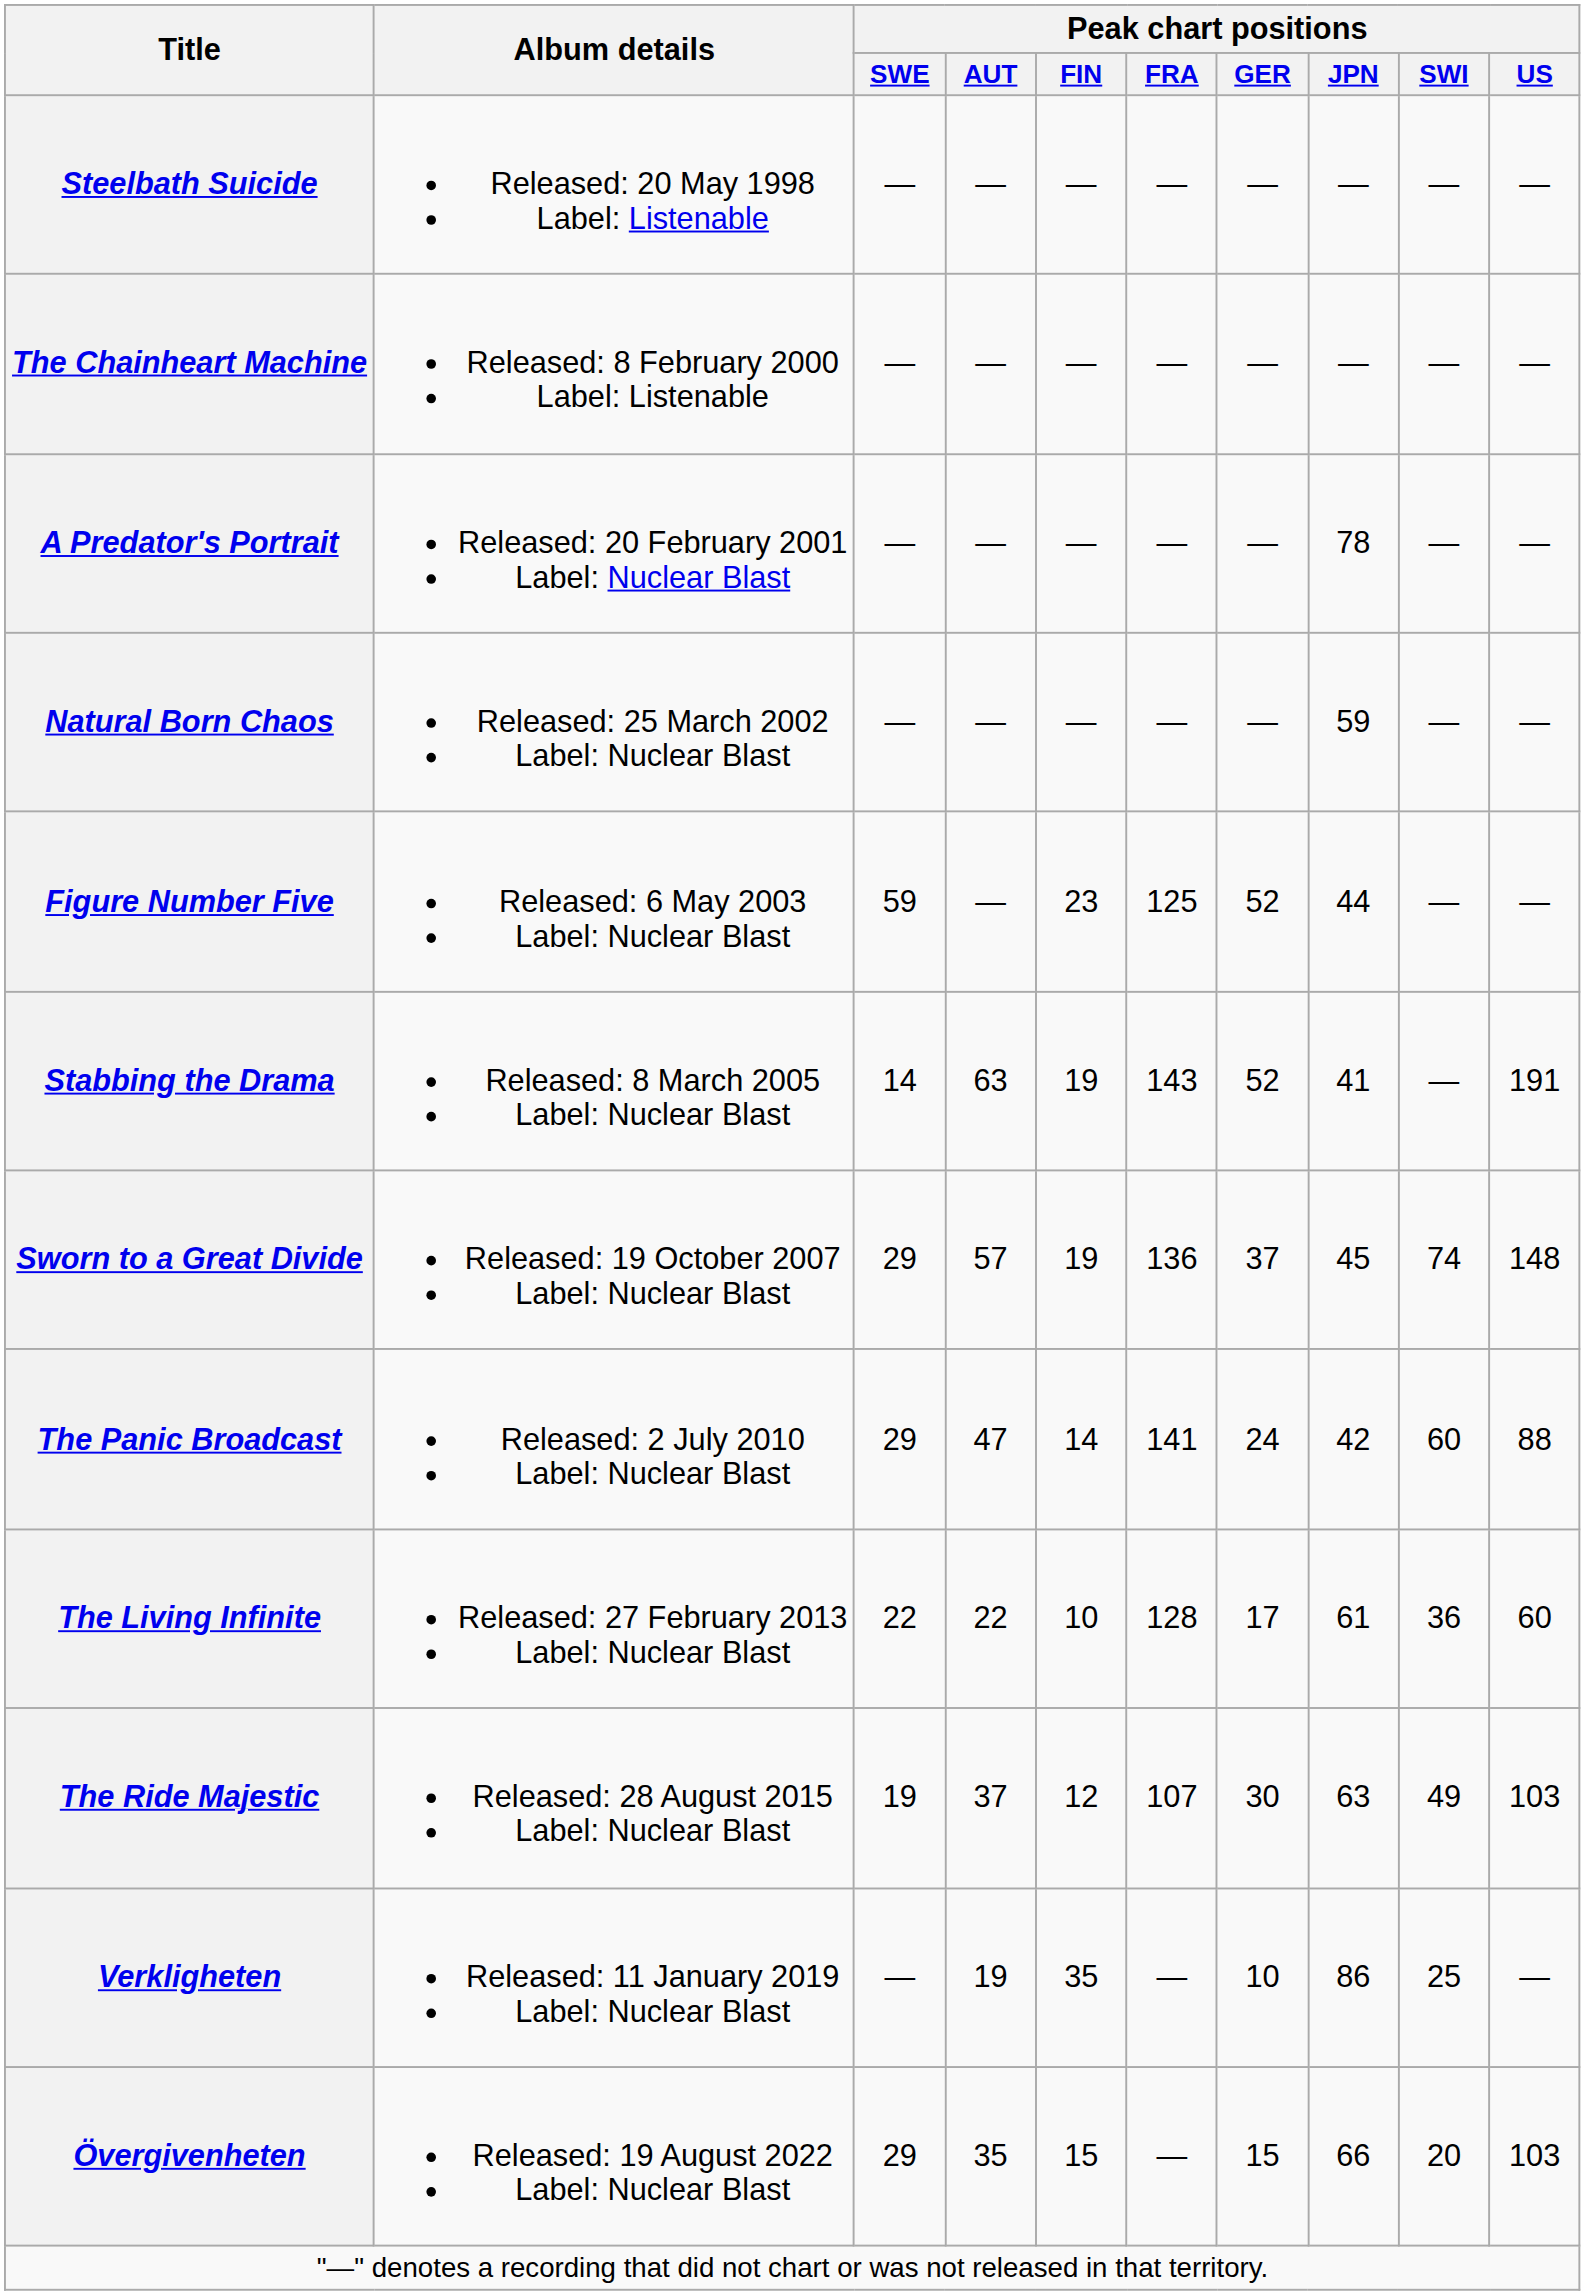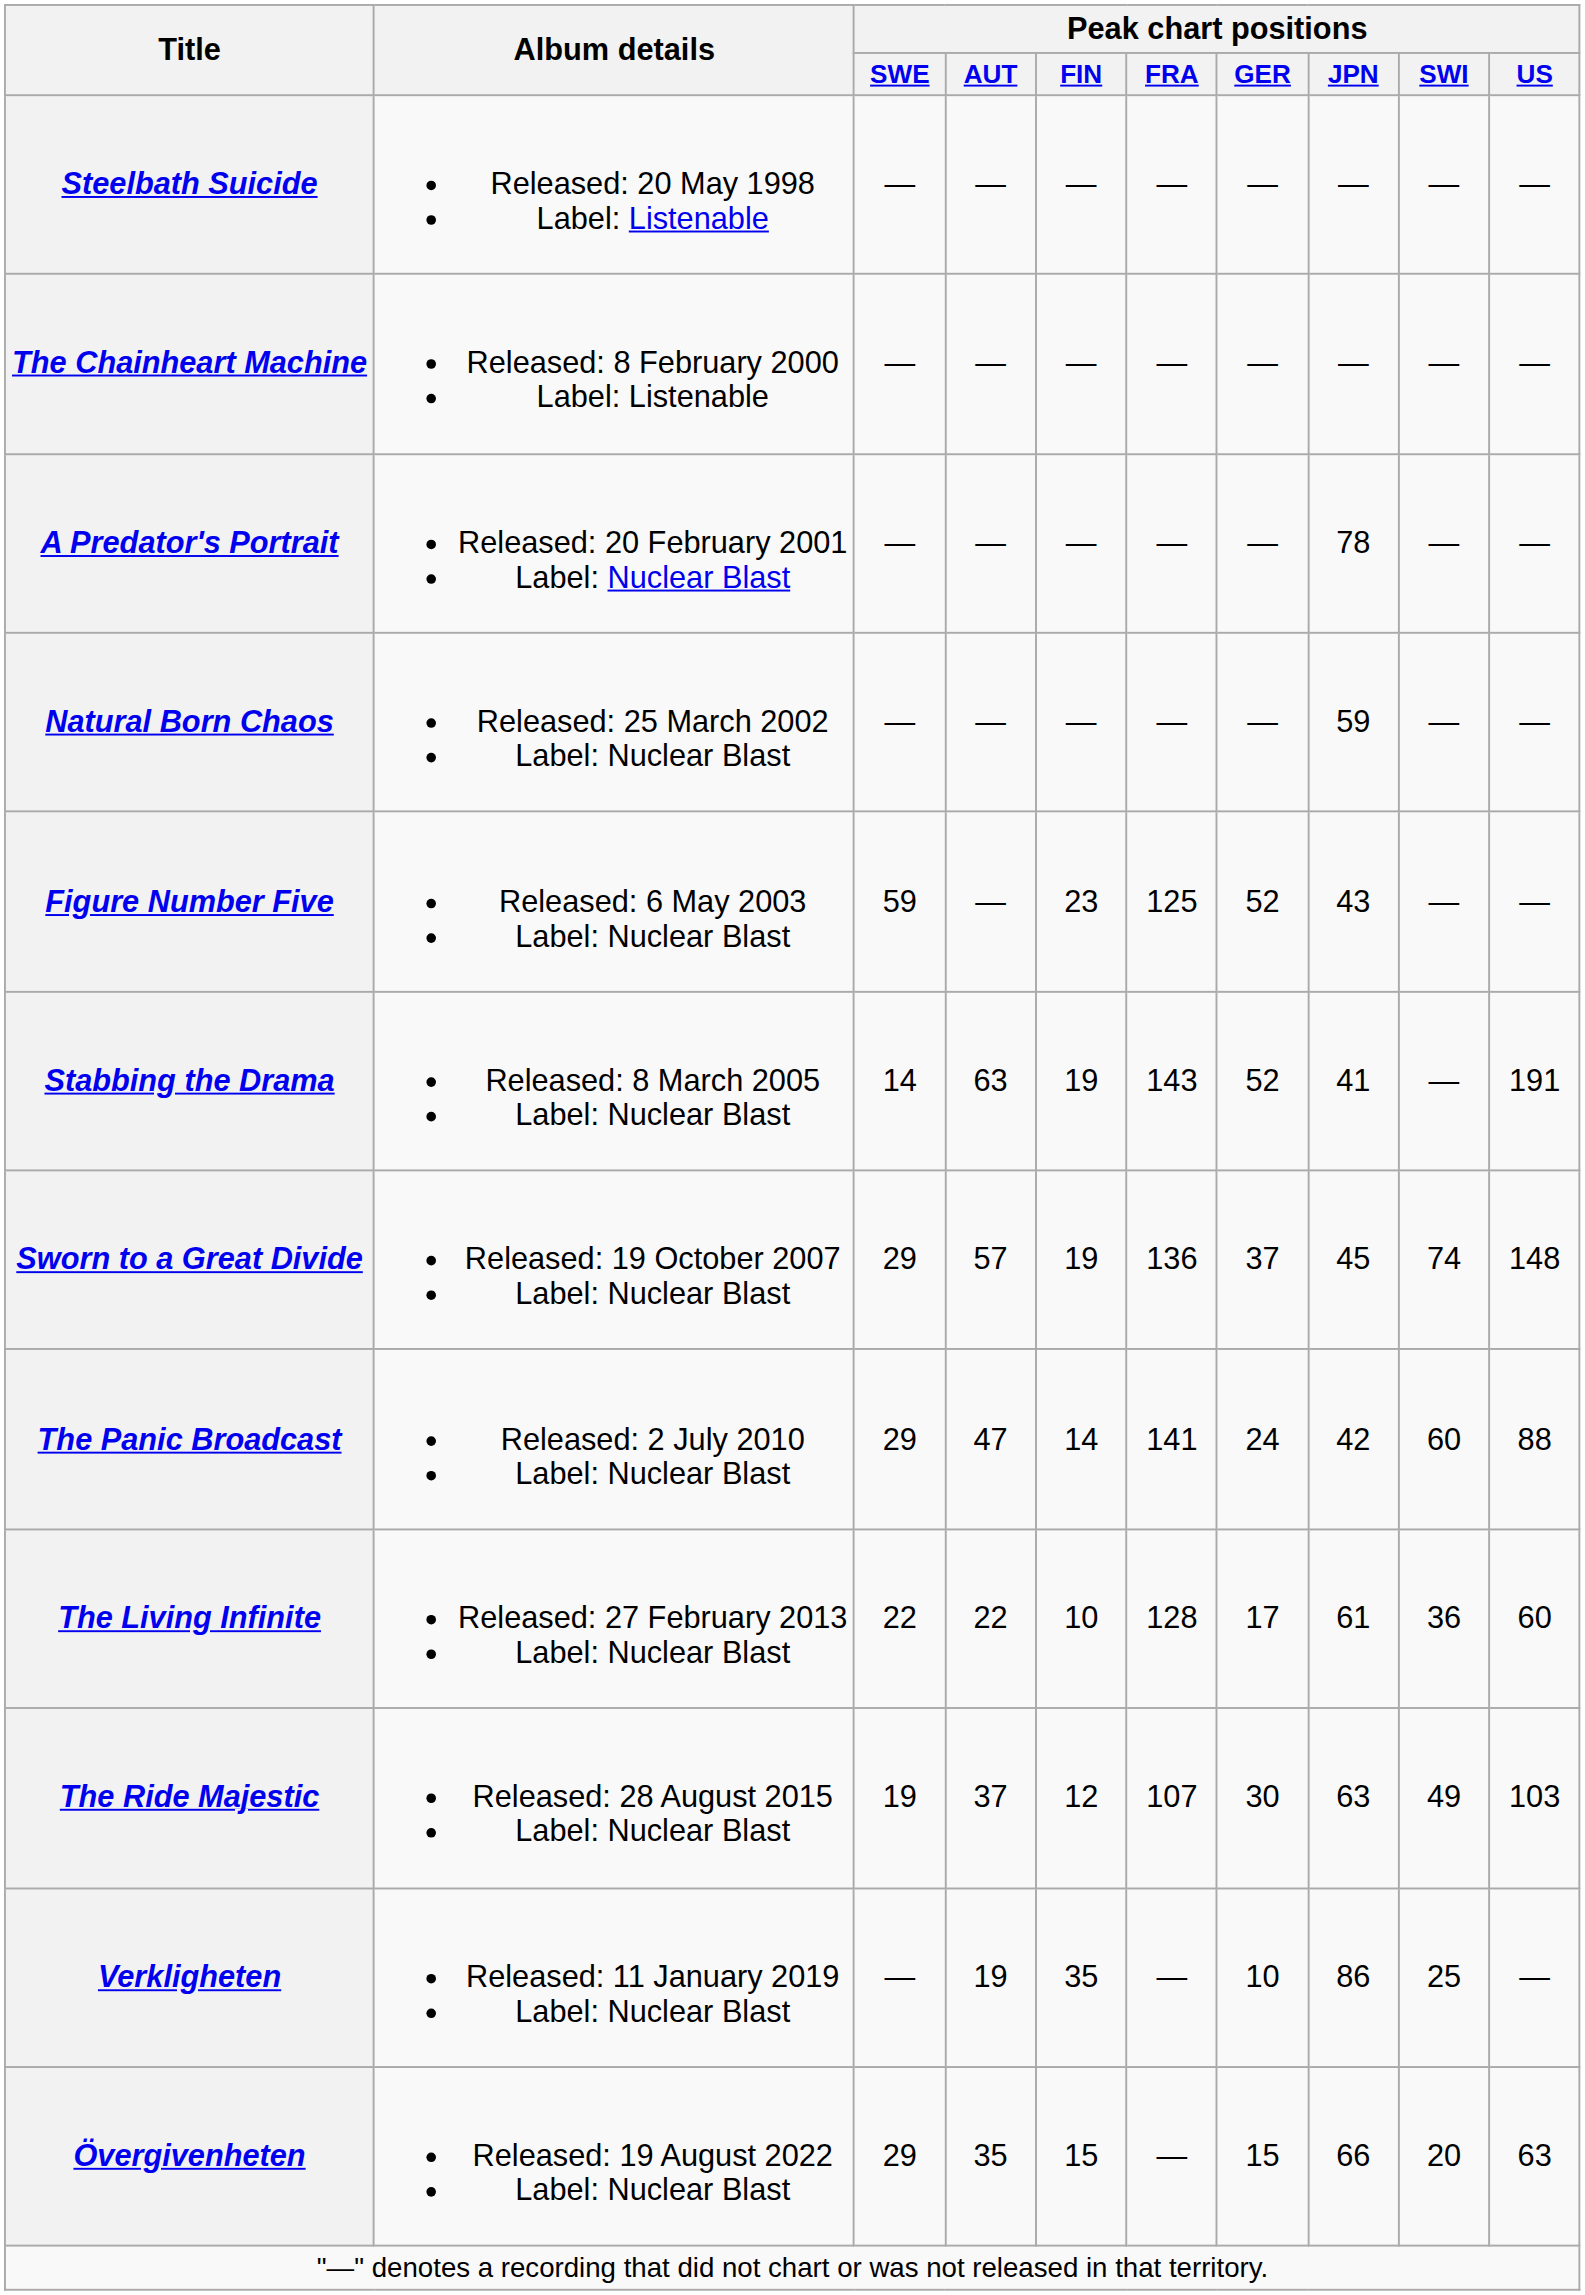(1353, 901) 44 -> (1353, 901) 43
(1535, 2156) 103 -> (1535, 2156) 63
